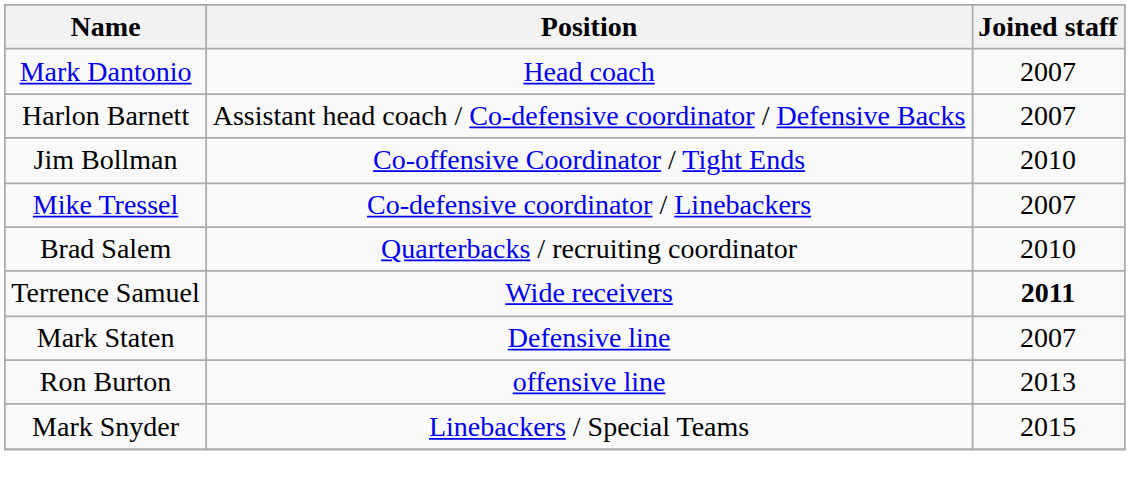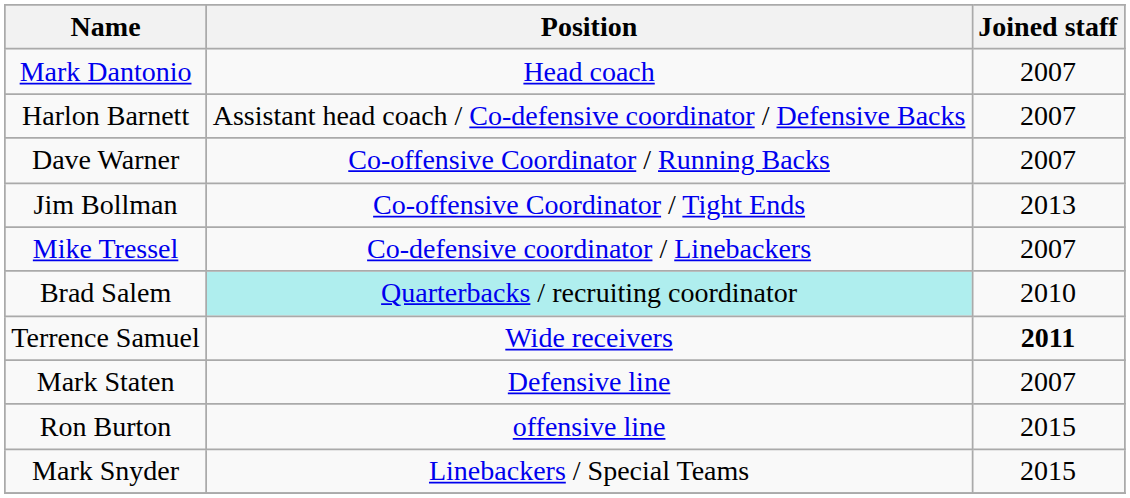+ row: (106, 159)
(1048, 159) 2010 -> (1048, 204) 2013
(589, 248) no background -> (589, 293) paleturquoise background
(1048, 381) 2013 -> (1048, 426) 2015
